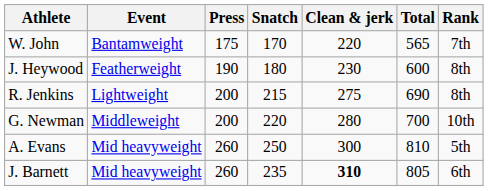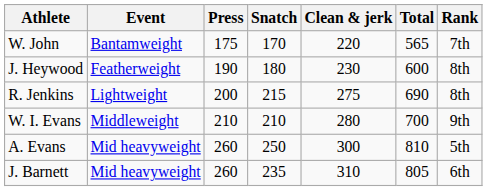+ row: (45, 121)
- row: (46, 121)
(349, 173) bold -> (348, 173) normal
